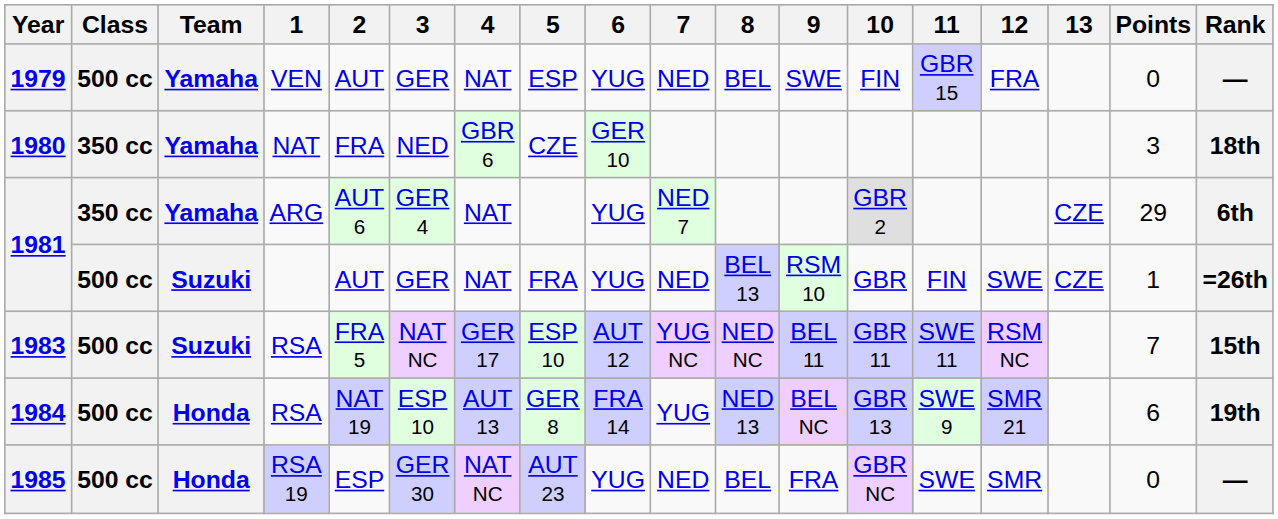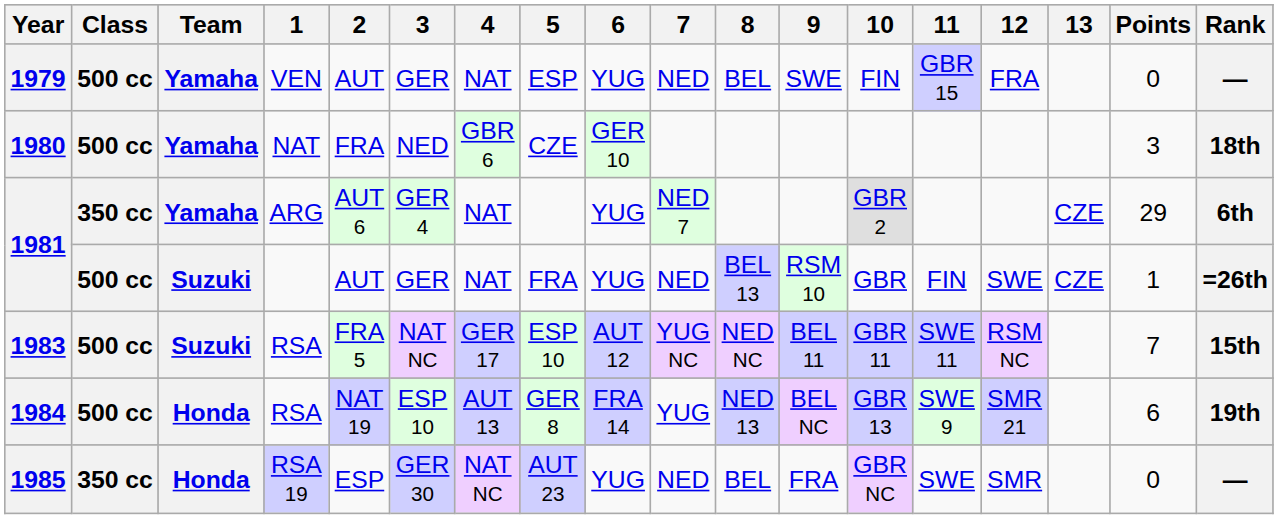(115, 145) 350 cc -> (115, 145) 500 cc
(115, 479) 500 cc -> (115, 479) 350 cc
